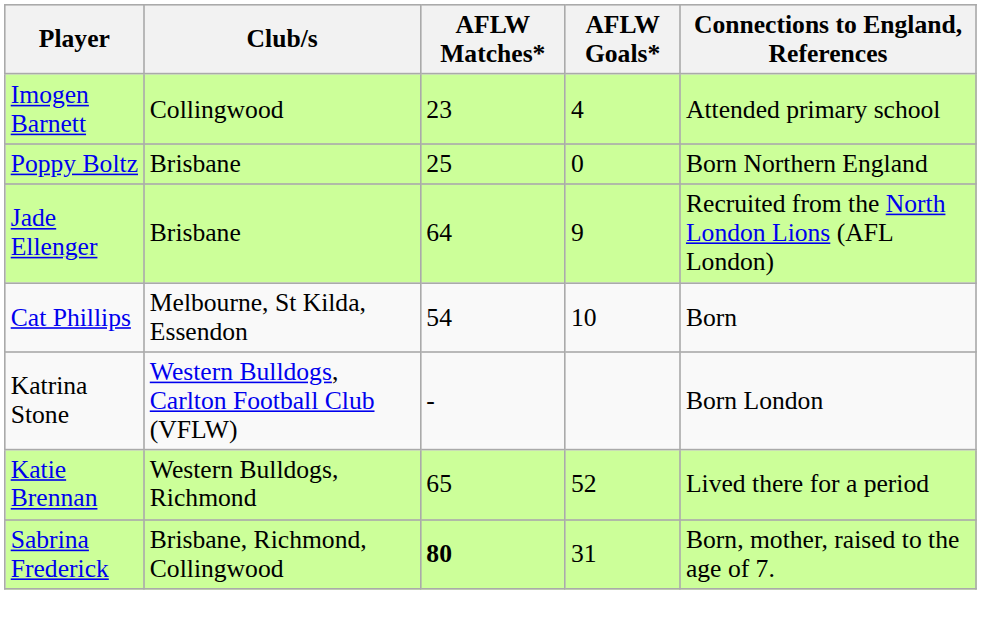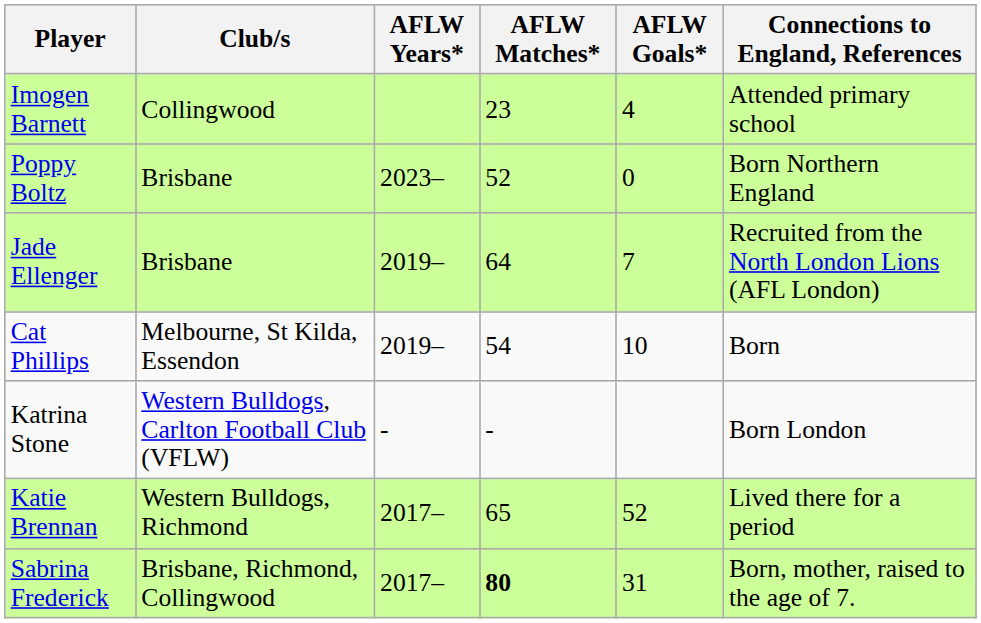+ column: (427, 39)
(439, 163) 25 -> (498, 178) 52
(577, 233) 9 -> (628, 261) 7
